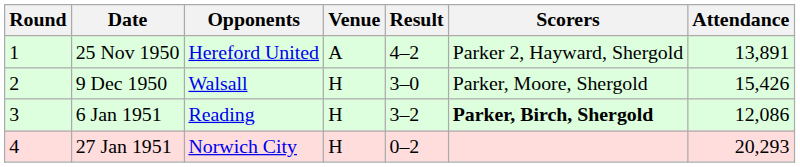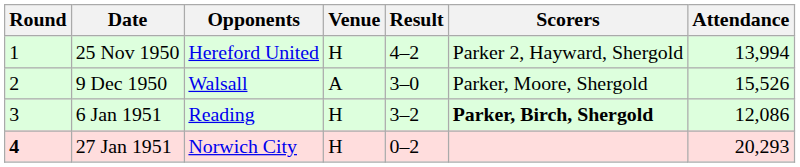(335, 51) A -> (335, 51) H
(762, 51) 13,891 -> (762, 51) 13,994
(335, 83) H -> (335, 83) A
(762, 83) 15,426 -> (762, 83) 15,526
(14, 146) normal -> (14, 146) bold
